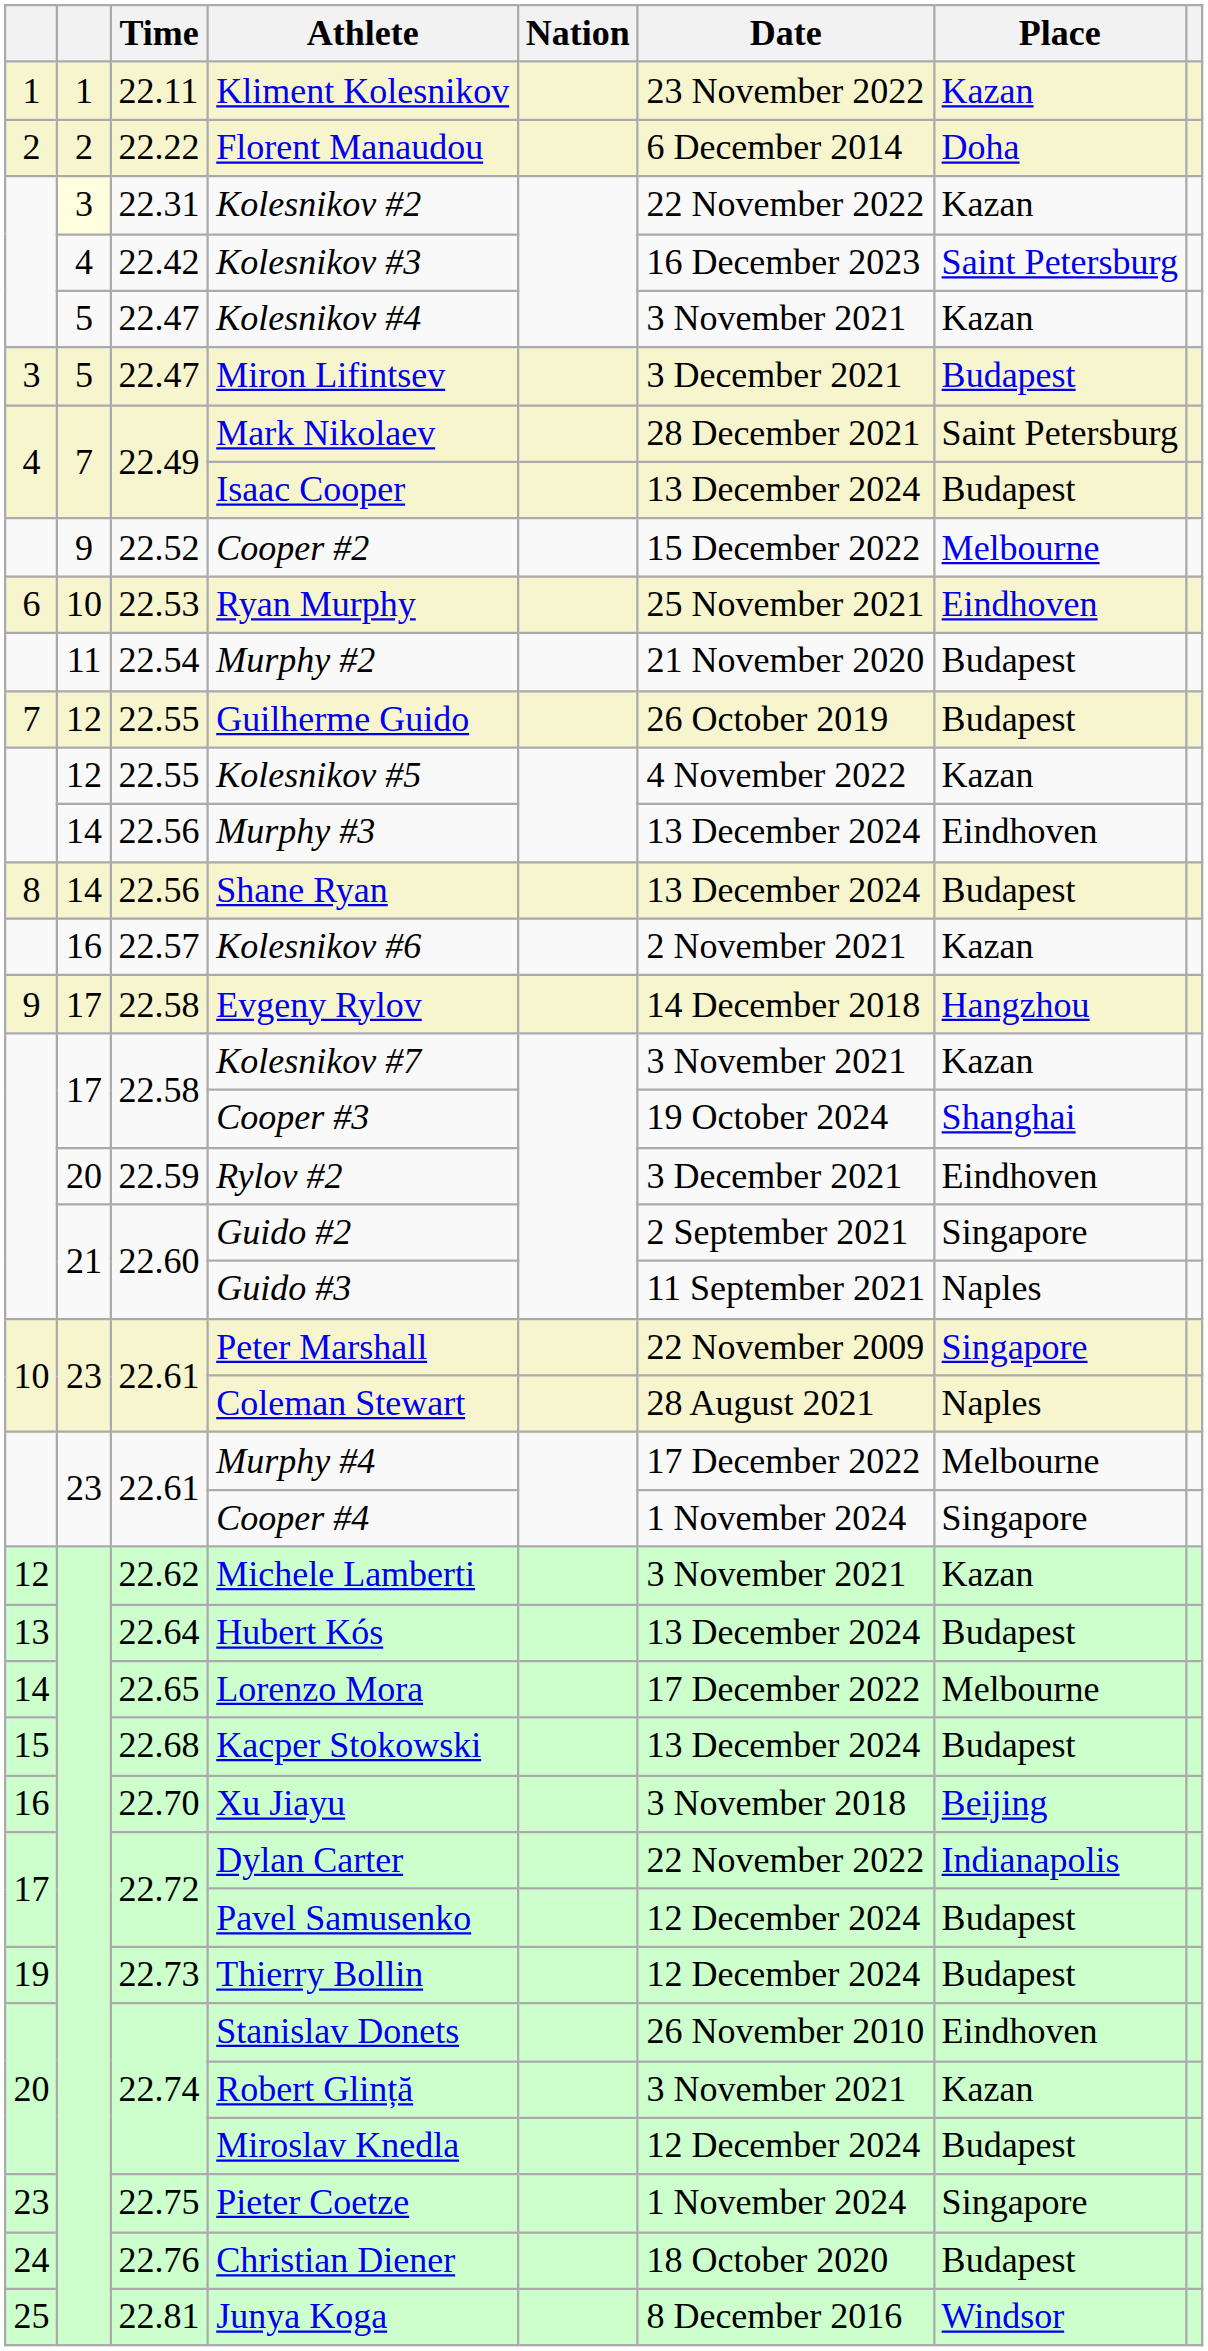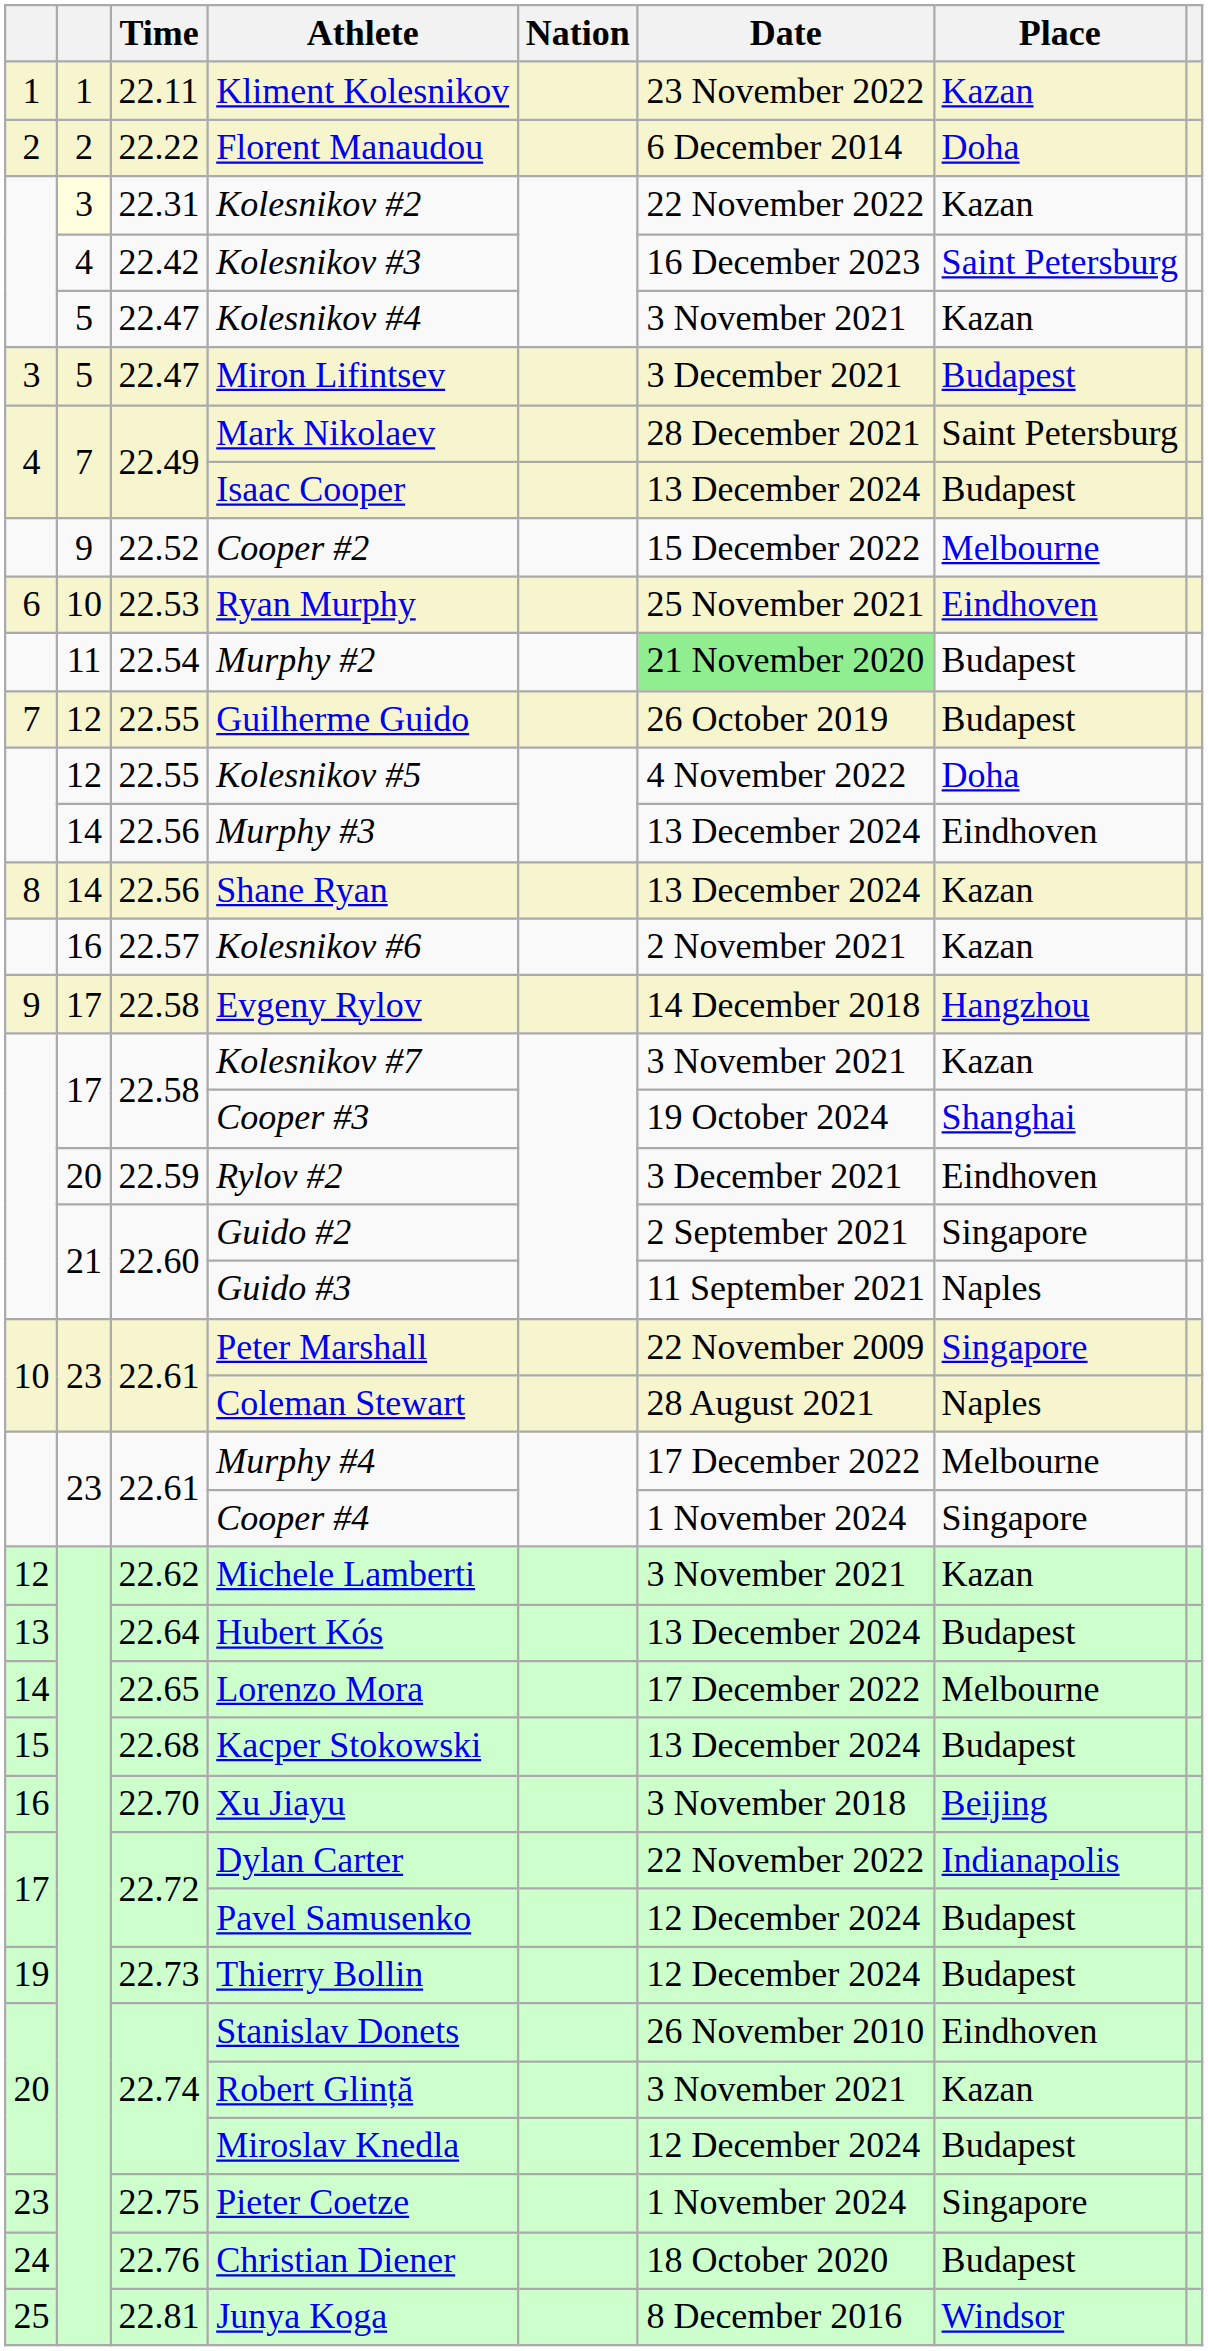(785, 661) no background -> (785, 661) lightgreen background
(988, 775) Kazan -> (981, 775) Doha
(1009, 889) Budapest -> (988, 889) Kazan
